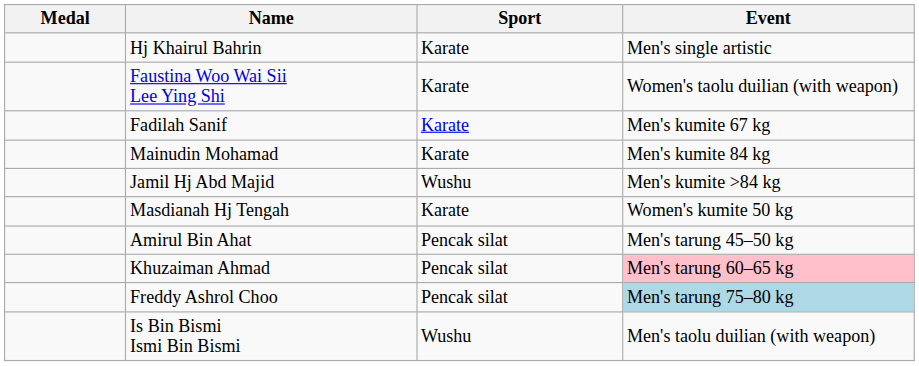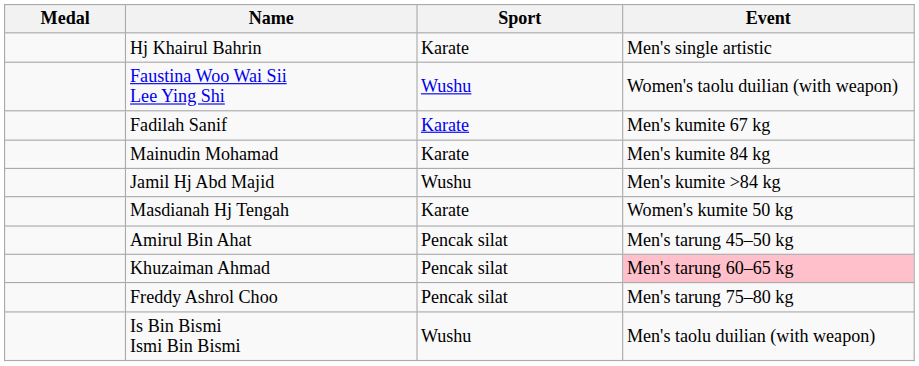(445, 86) Karate -> (446, 86) Wushu
(710, 297) lightblue background -> (710, 297) no background
